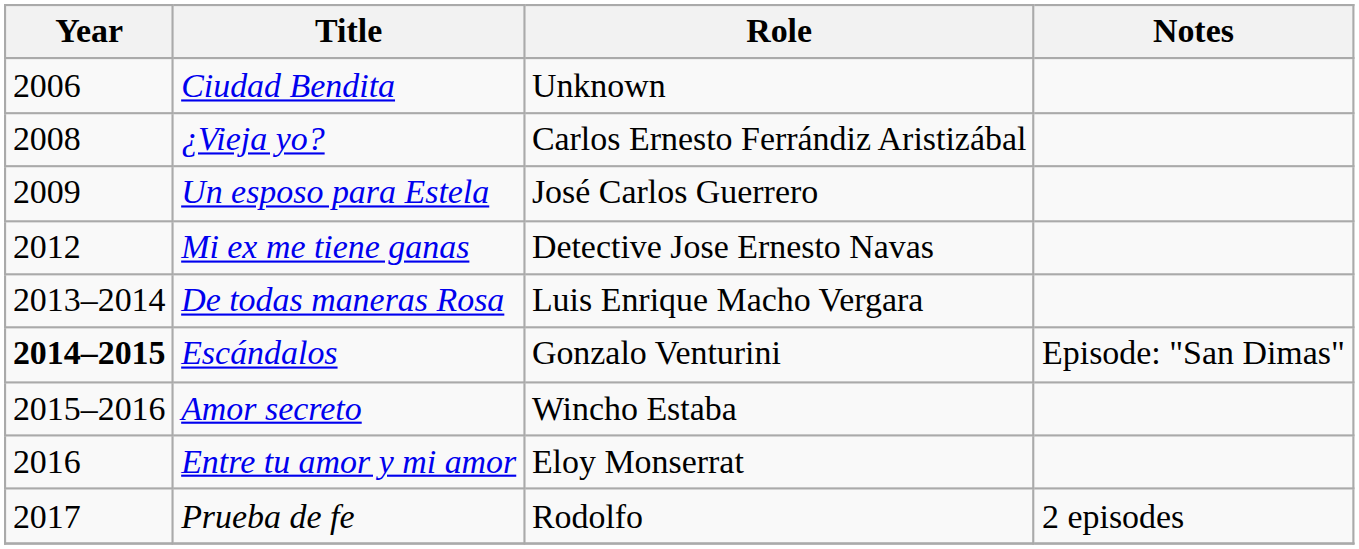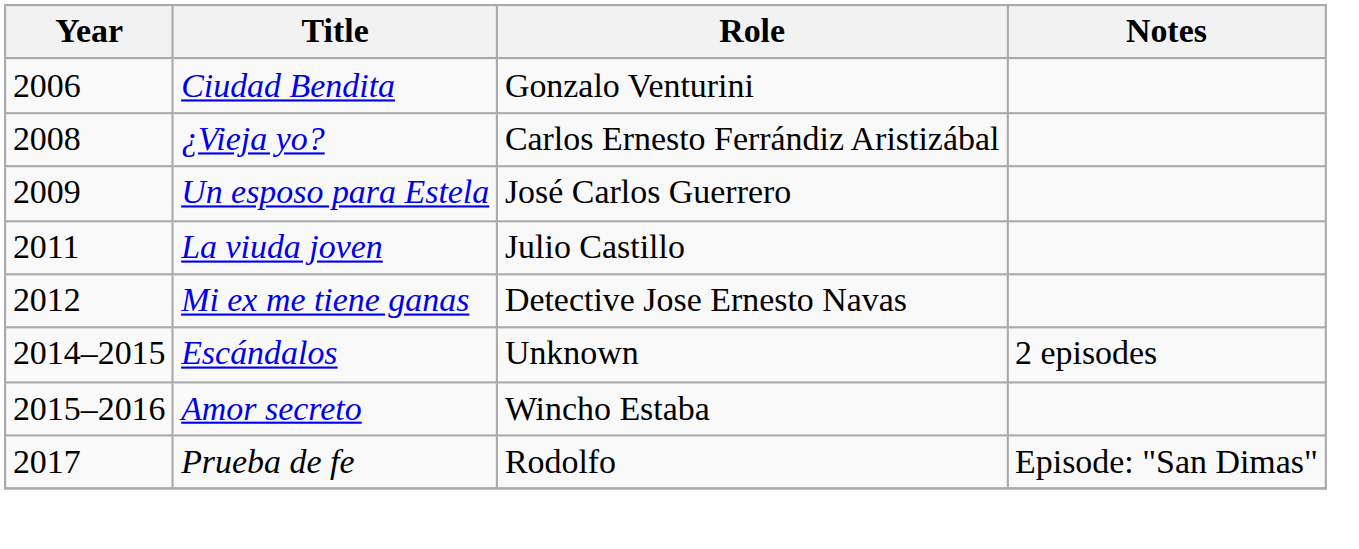(599, 85) Unknown -> (629, 85) Gonzalo Venturini
+ row: (282, 246)
- row: (343, 300)
(89, 354) bold -> (89, 354) normal
(656, 354) Gonzalo Venturini -> (572, 354) Unknown
(1193, 354) Episode: "San Dimas" -> (1086, 354) 2 episodes
- row: (349, 461)
(1113, 515) 2 episodes -> (1166, 461) Episode: "San Dimas"
